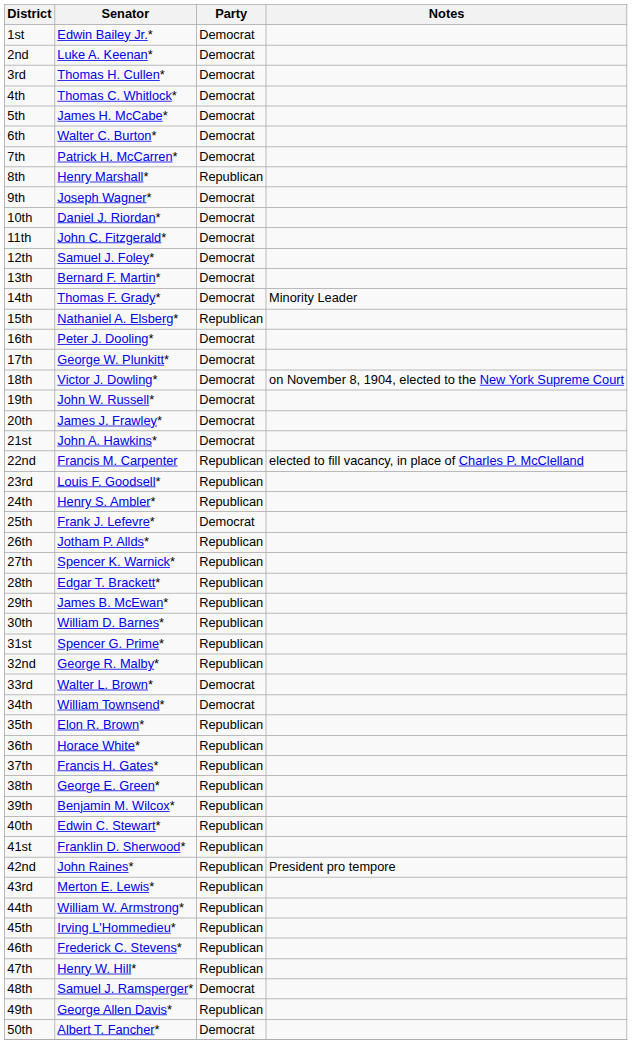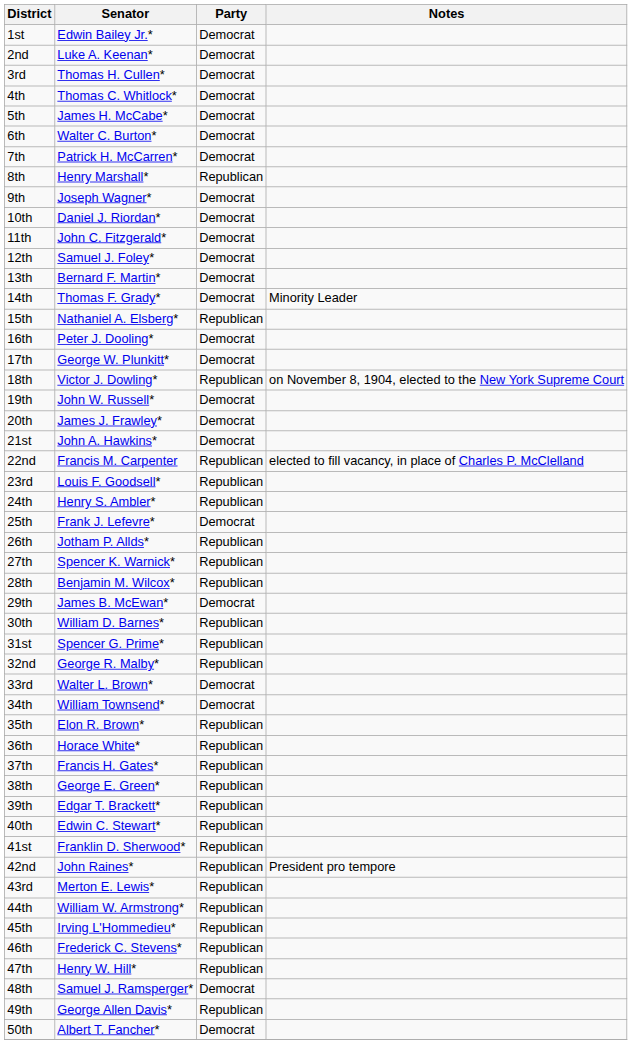(227, 380) Democrat -> (231, 380) Republican
(109, 583) Edgar T. Brackett* -> (116, 583) Benjamin M. Wilcox*
(231, 603) Republican -> (227, 603) Democrat
(116, 806) Benjamin M. Wilcox* -> (109, 806) Edgar T. Brackett*
